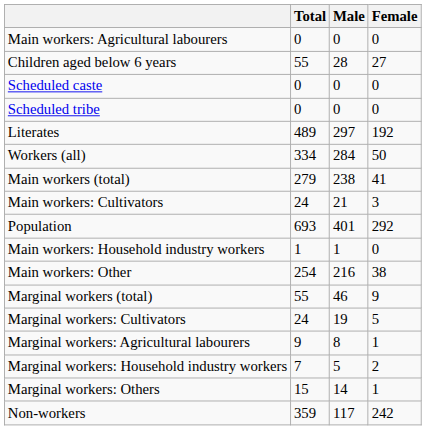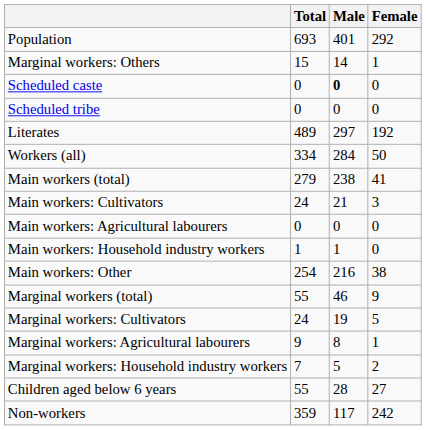rows swapped: (40, 226) <-> (118, 39)
rows swapped: (92, 62) <-> (84, 389)
(337, 86) normal -> (337, 86) bold
